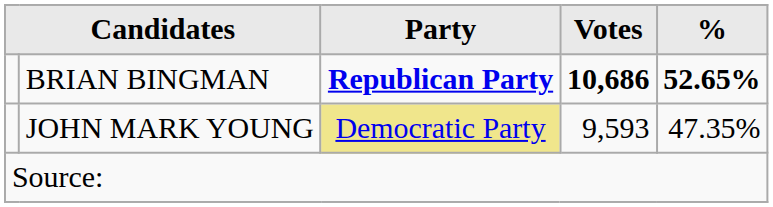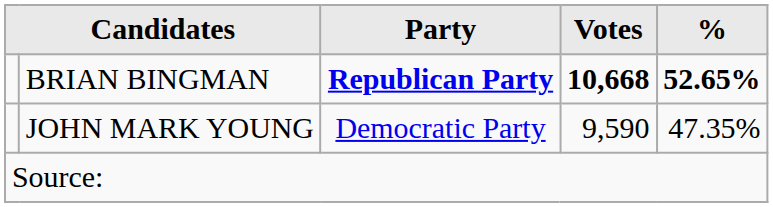(608, 78) 10,686 -> (608, 78) 10,668
(441, 128) khaki background -> (441, 128) no background
(616, 128) 9,593 -> (616, 128) 9,590
